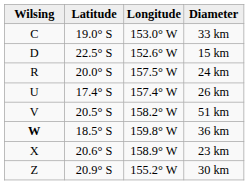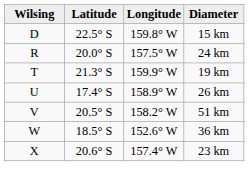- row: (214, 33)
(154, 53) 152.6° W -> (154, 33) 159.8° W
+ row: (214, 72)
(154, 92) 157.4° W -> (154, 92) 158.9° W
(34, 131) bold -> (34, 131) normal
(154, 131) 159.8° W -> (154, 131) 152.6° W
(154, 151) 158.9° W -> (154, 151) 157.4° W
- row: (214, 170)
